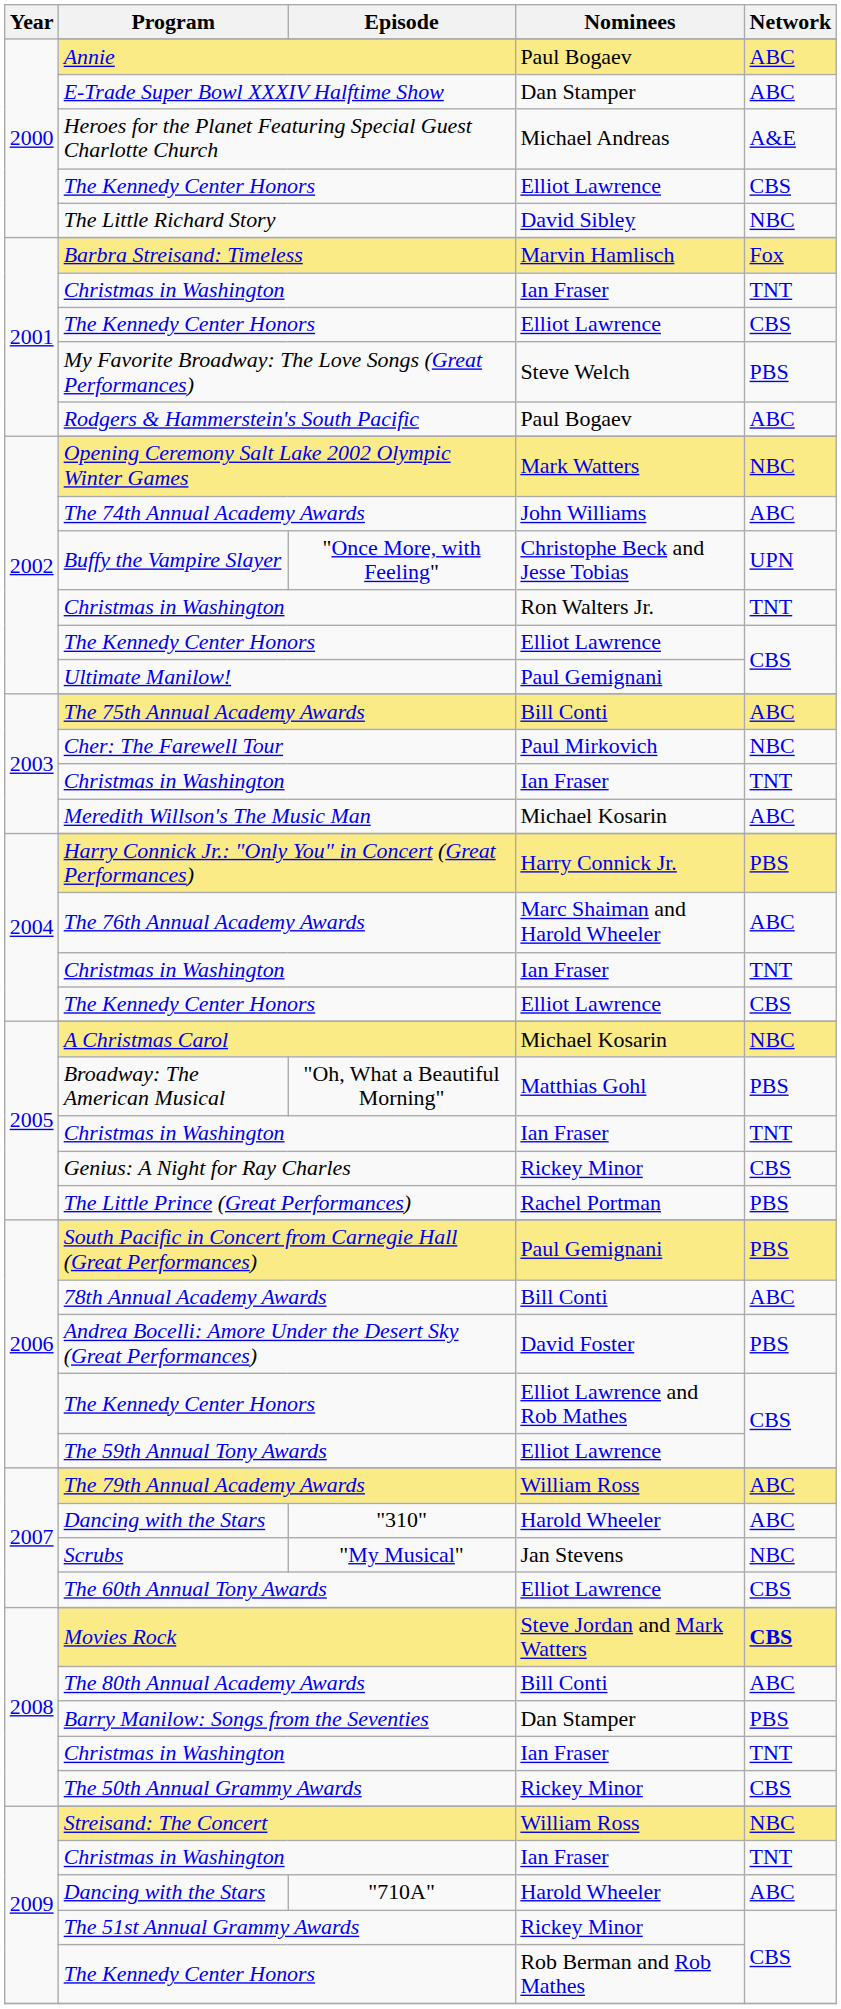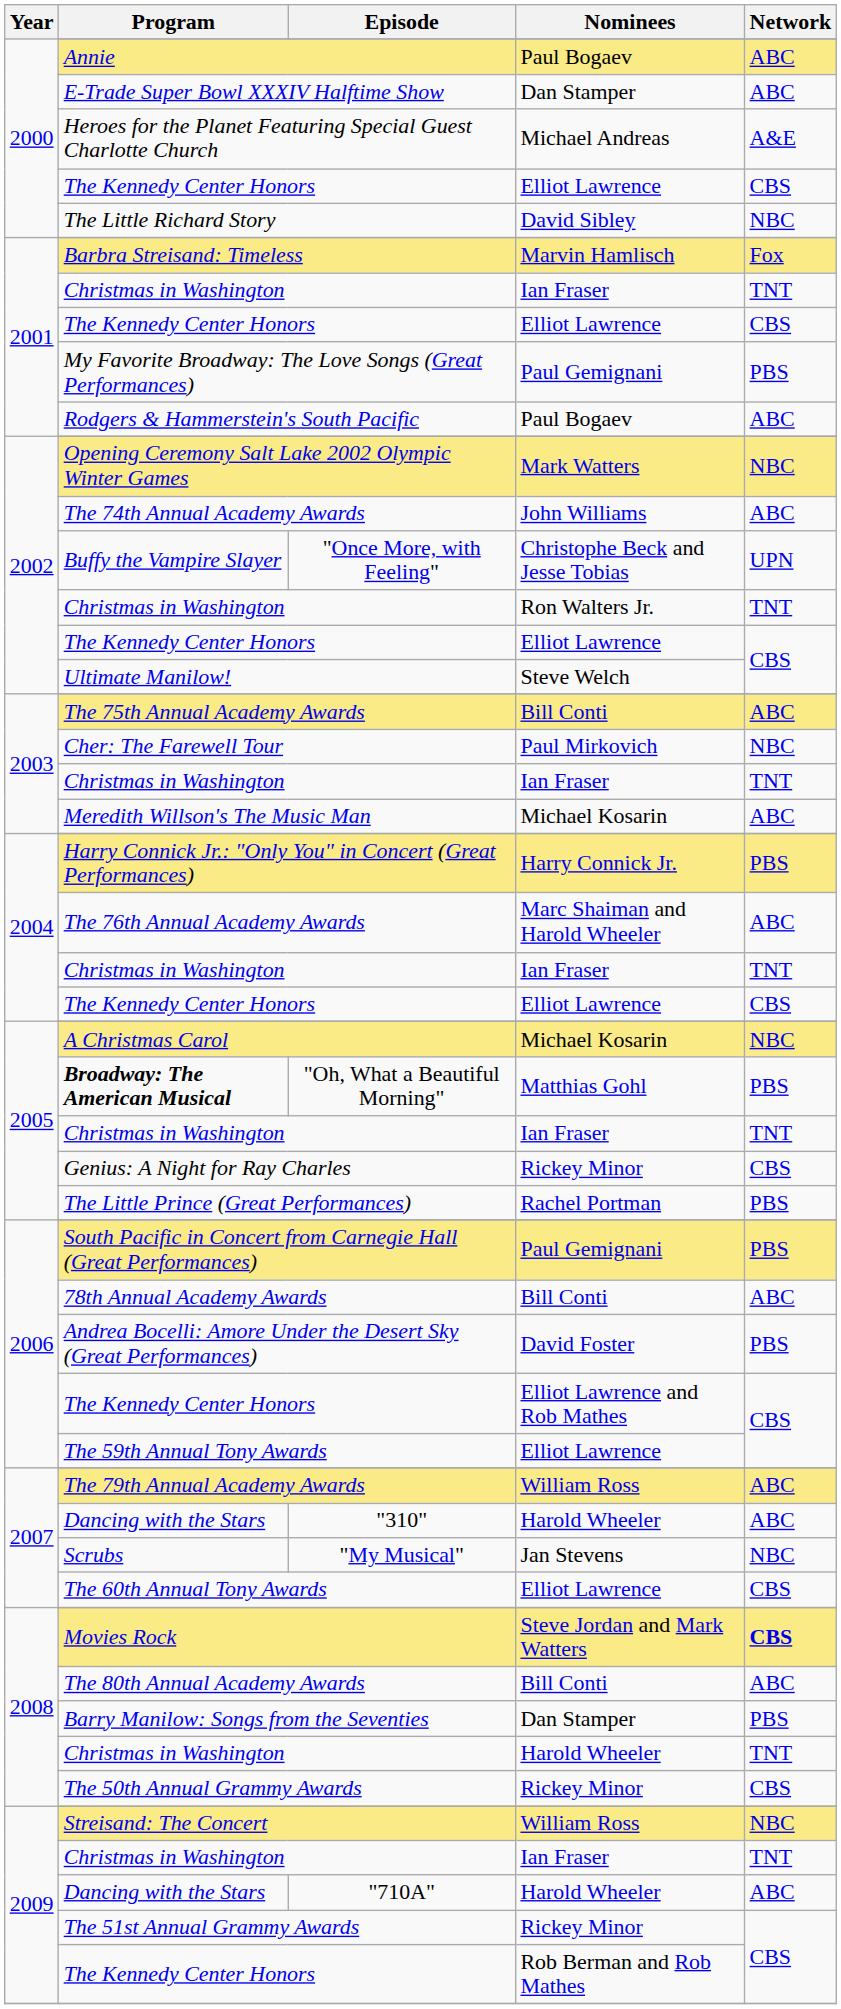(575, 371) Steve Welch -> (591, 371) Paul Gemignani
(591, 676) Paul Gemignani -> (575, 676) Steve Welch
(144, 1086) normal -> (147, 1086) bold
(565, 1753) Ian Fraser -> (591, 1753) Harold Wheeler
